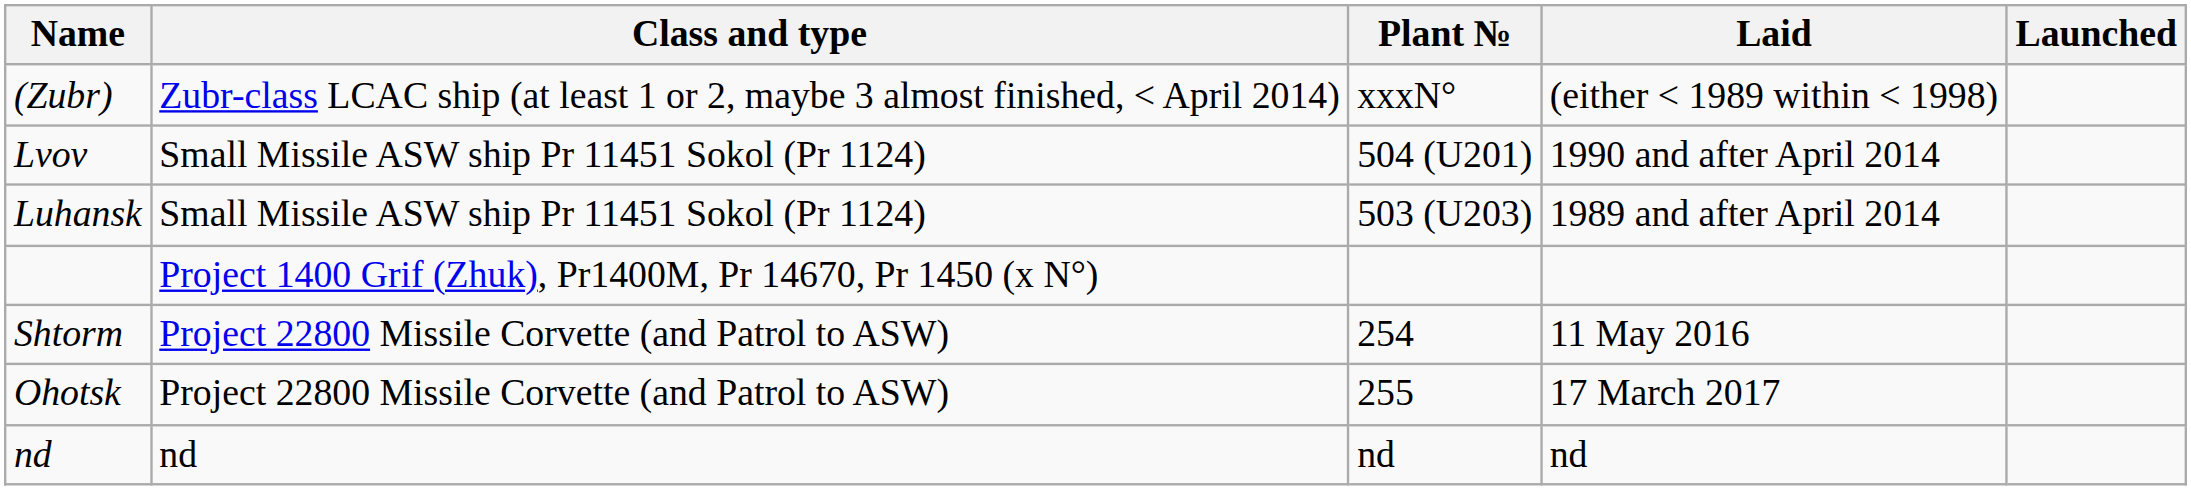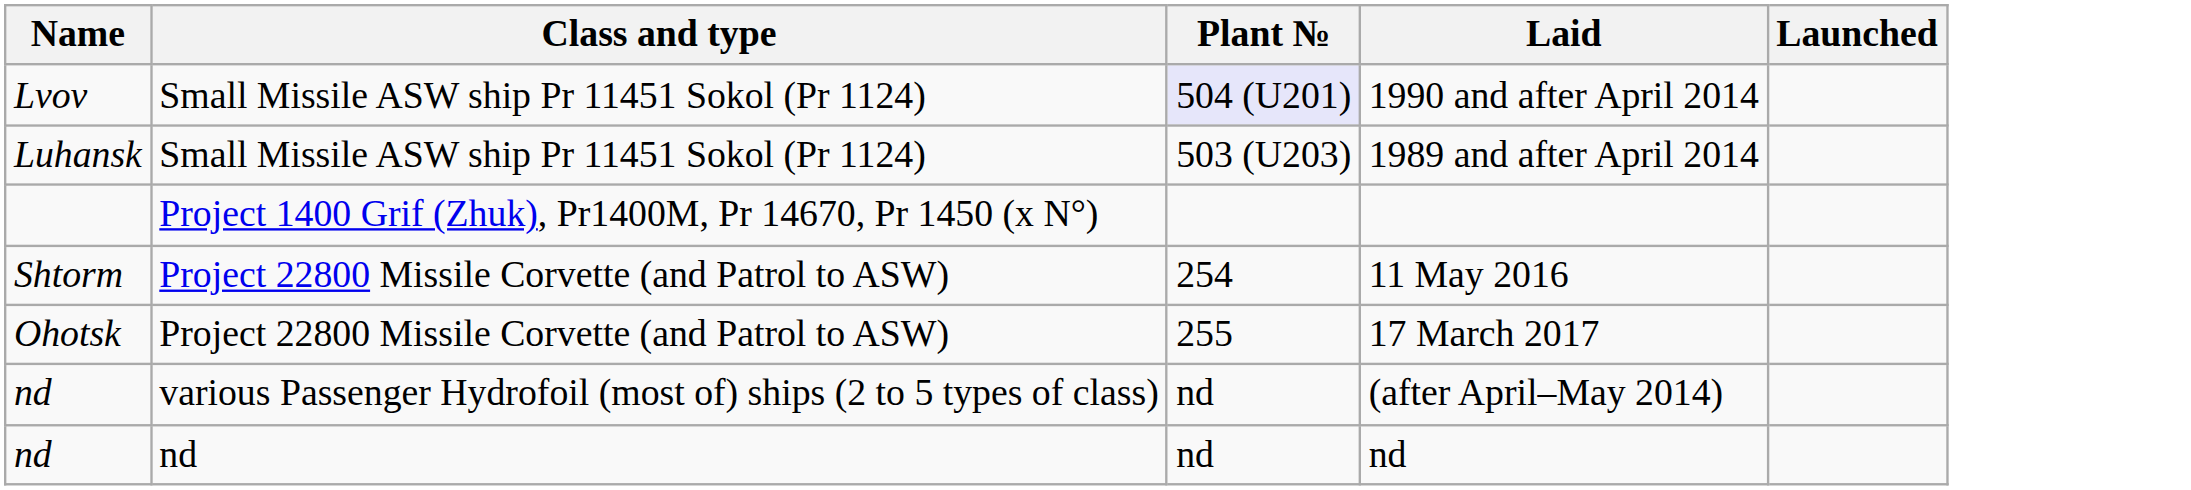- row: (1774, 94)
(1445, 154) no background -> (1264, 94) lavender background
+ row: (1546, 393)
